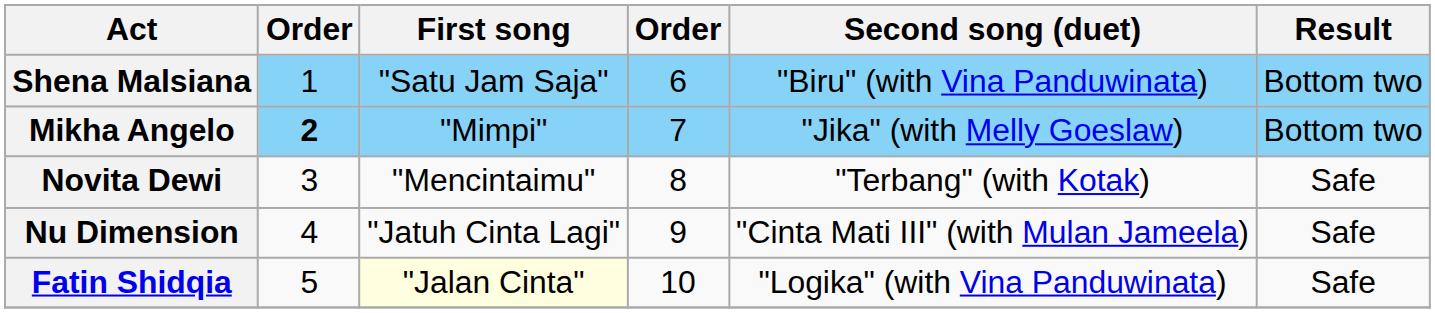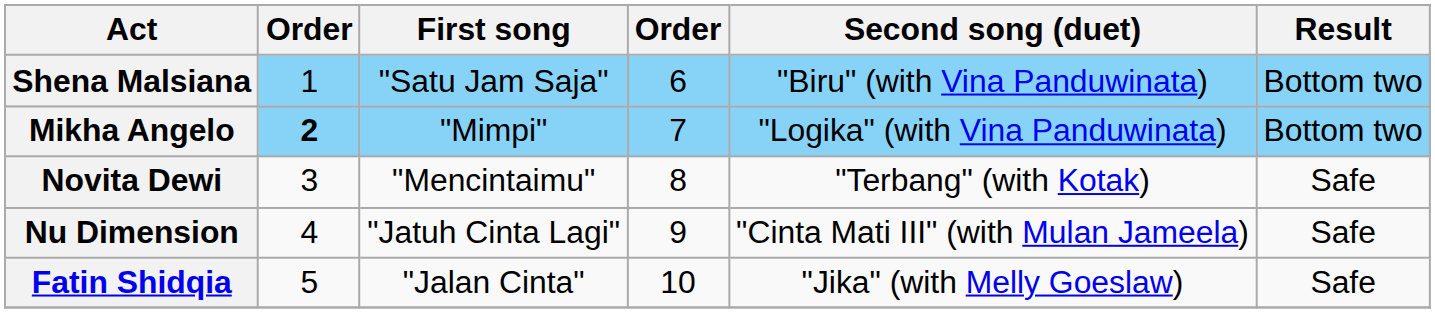(992, 130) "Jika" (with Melly Goeslaw) -> (992, 130) "Logika" (with Vina Panduwinata)
(494, 282) lightyellow background -> (494, 282) no background
(992, 282) "Logika" (with Vina Panduwinata) -> (992, 282) "Jika" (with Melly Goeslaw)
